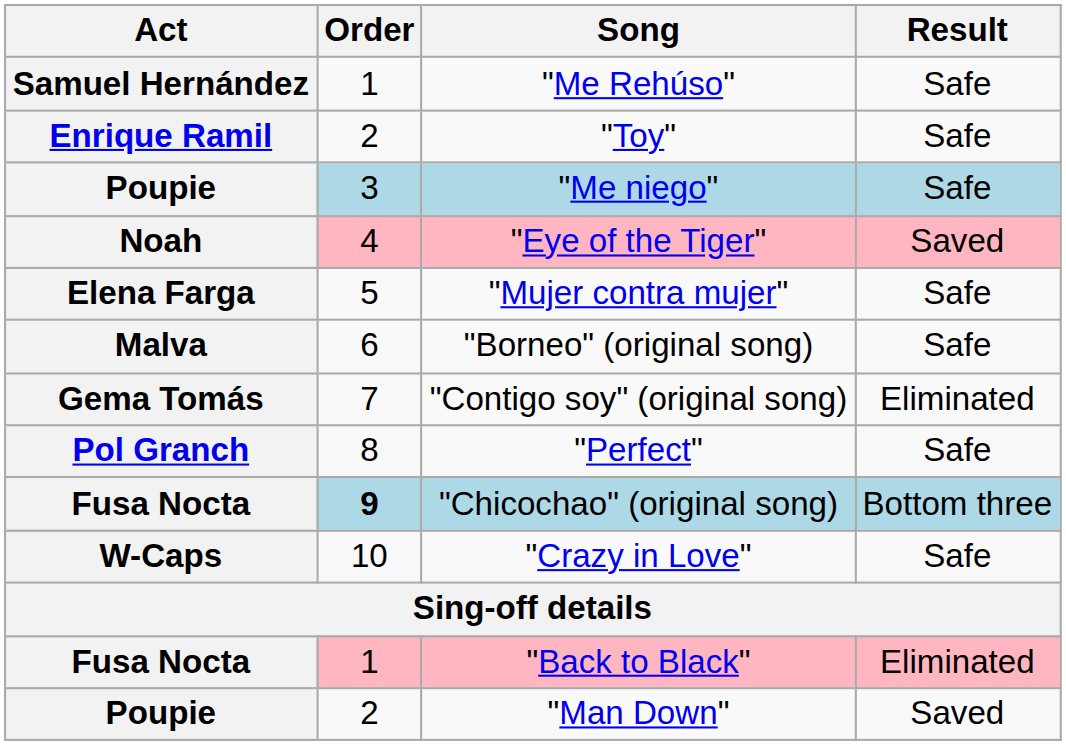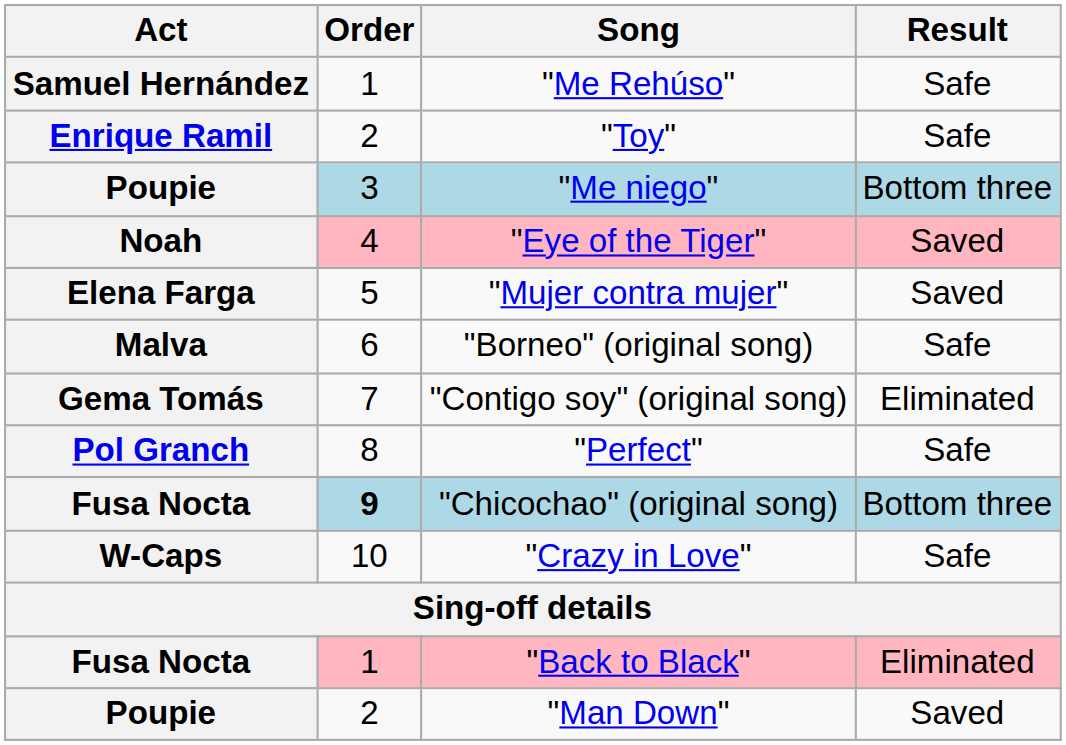(957, 188) Safe -> (957, 188) Bottom three
(957, 293) Safe -> (957, 293) Saved
